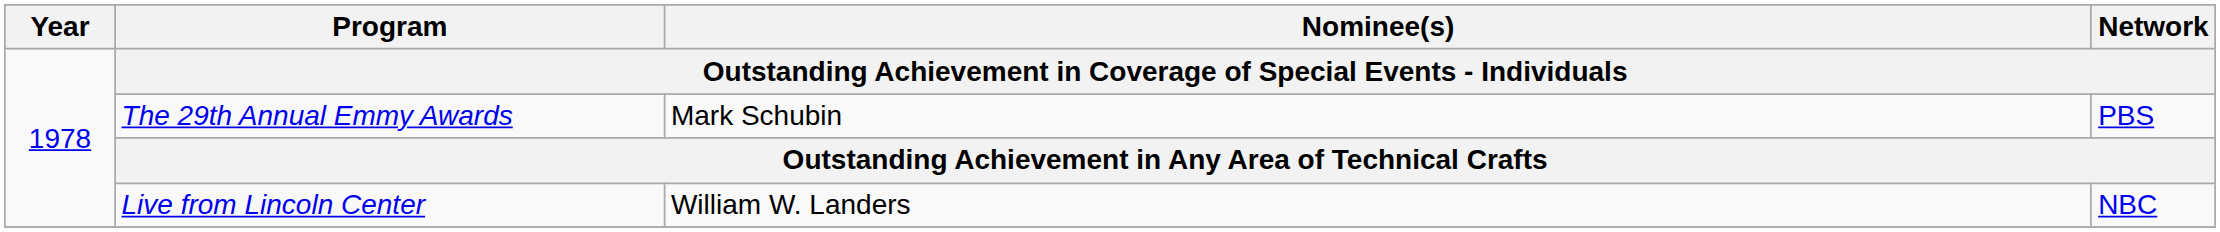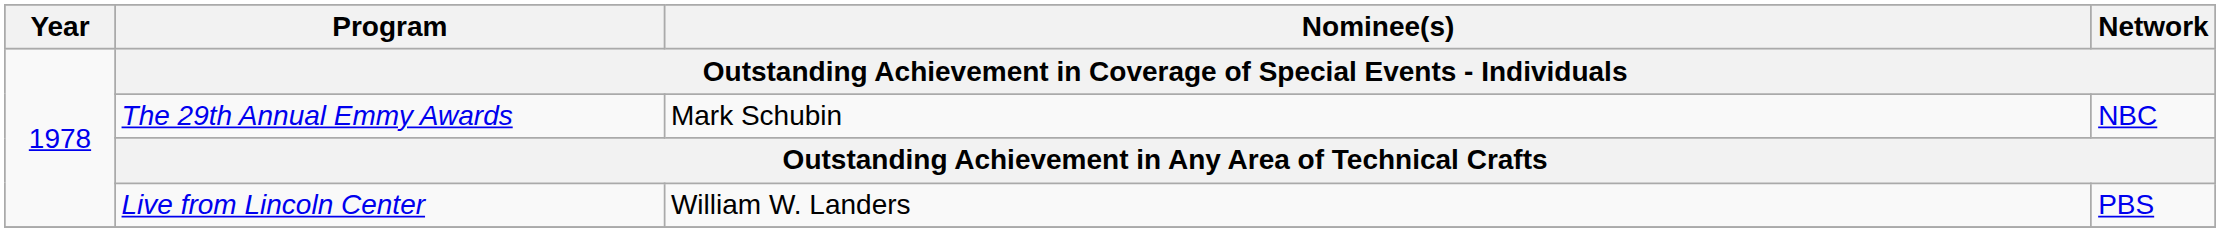(2126, 115) PBS -> (2128, 115) NBC
(2128, 204) NBC -> (2126, 204) PBS
